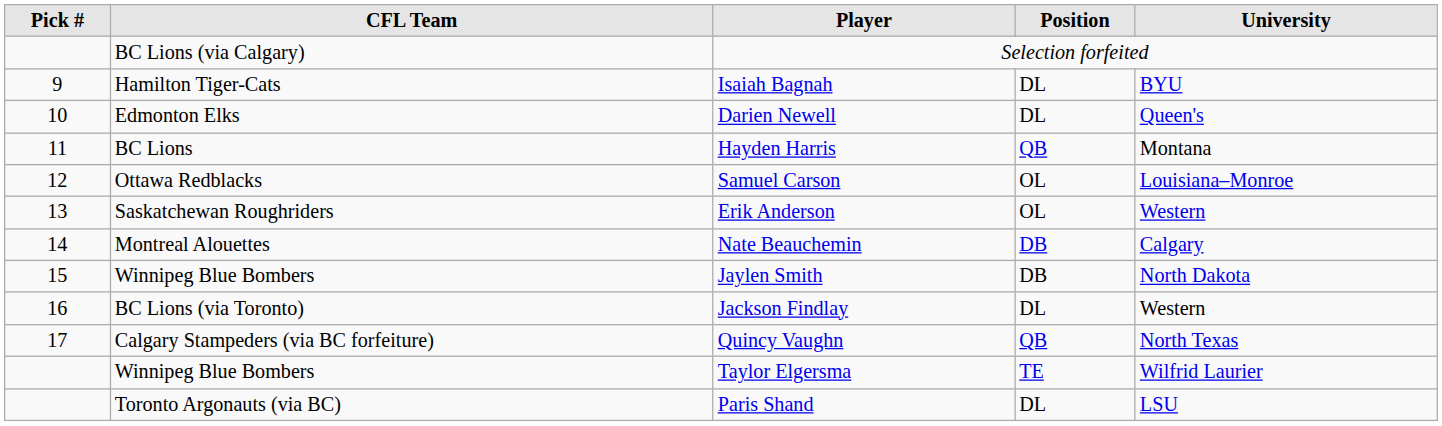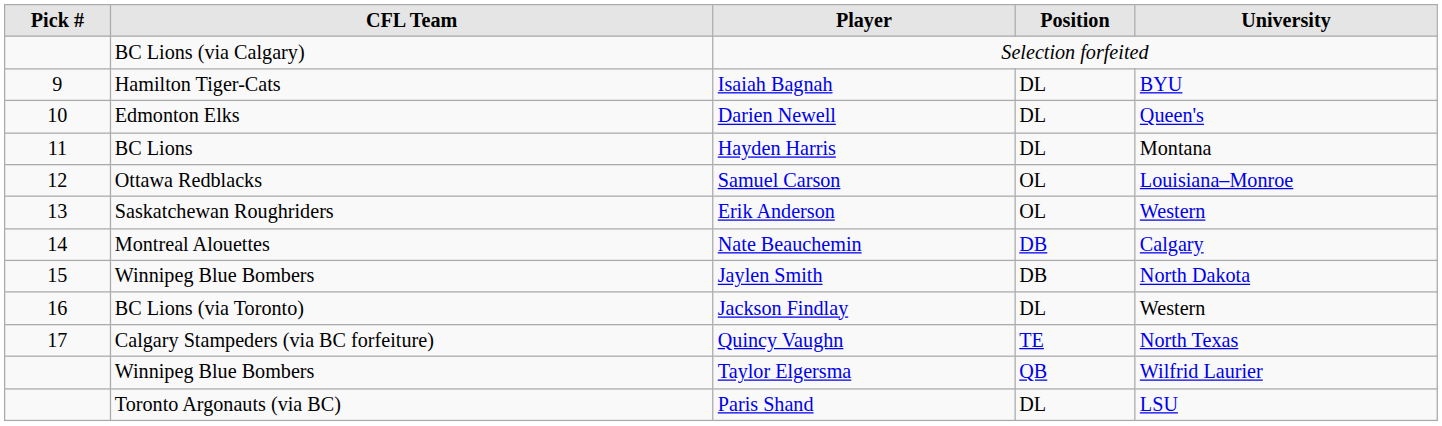(1033, 148) QB -> (1033, 148) DL
(1033, 340) QB -> (1032, 340) TE
(1032, 372) TE -> (1033, 372) QB
